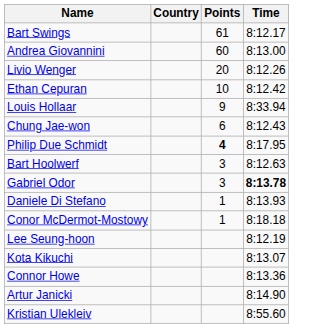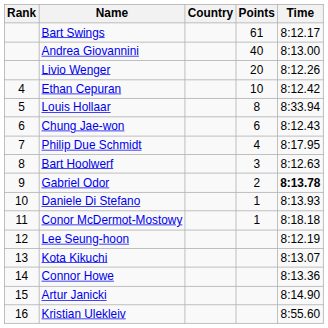+ column: (22, 13)
(222, 51) 60 -> (257, 51) 40
(222, 107) 9 -> (257, 107) 8
(222, 145) bold -> (257, 145) normal
(222, 182) 3 -> (257, 182) 2
